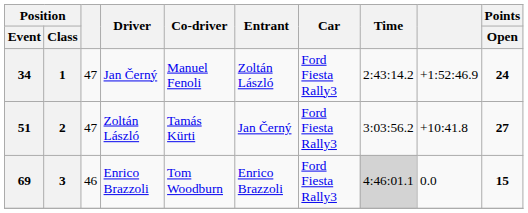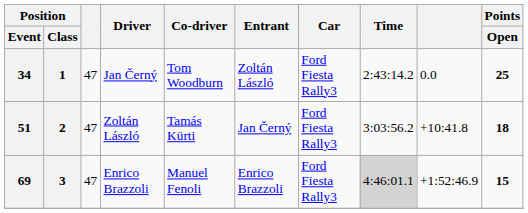(187, 74) Manuel Fenoli -> (195, 74) Tom Woodburn
(449, 74) +1:52:46.9 -> (428, 74) 0.0
(502, 74) 24 -> (502, 74) 25
(502, 128) 27 -> (502, 128) 18
(91, 181) 46 -> (91, 181) 47
(195, 181) Tom Woodburn -> (187, 181) Manuel Fenoli
(428, 181) 0.0 -> (449, 181) +1:52:46.9
